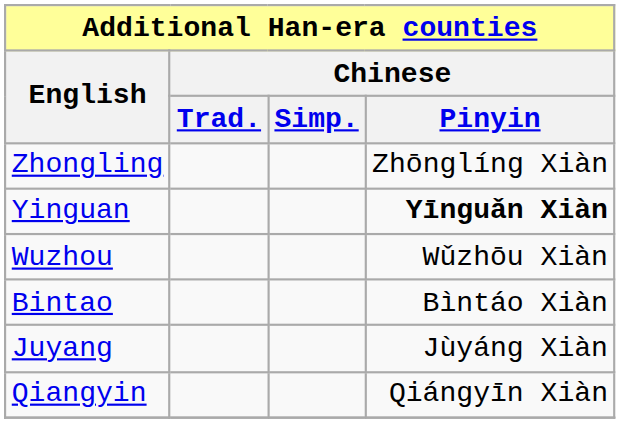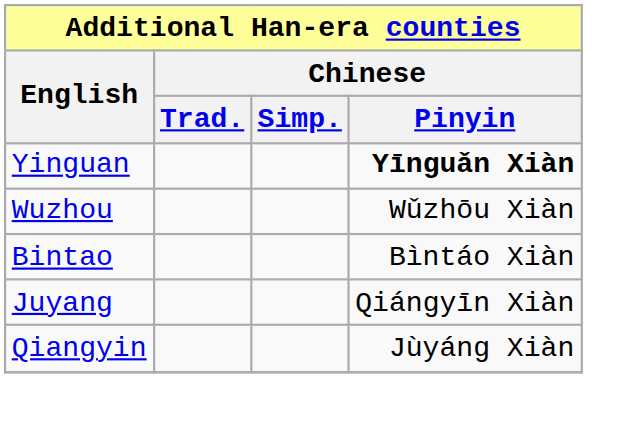- row: (88, 165)
(515, 348) Jùyáng Xiàn -> (465, 303) Qiángyīn Xiàn
(498, 394) Qiángyīn Xiàn -> (482, 348) Jùyáng Xiàn
